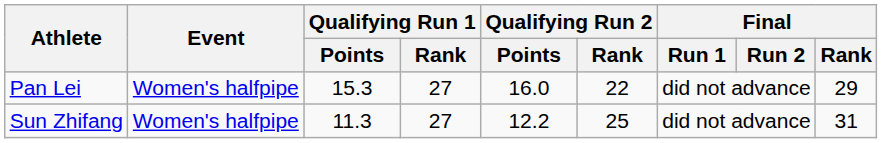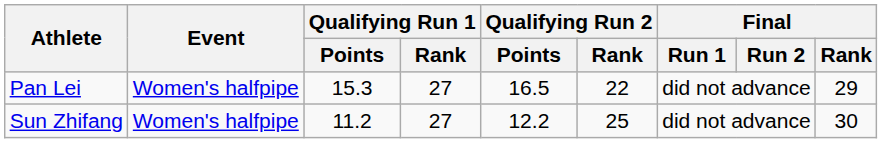(529, 88) 16.0 -> (529, 88) 16.5
(352, 121) 11.3 -> (352, 121) 11.2
(846, 121) 31 -> (846, 121) 30
